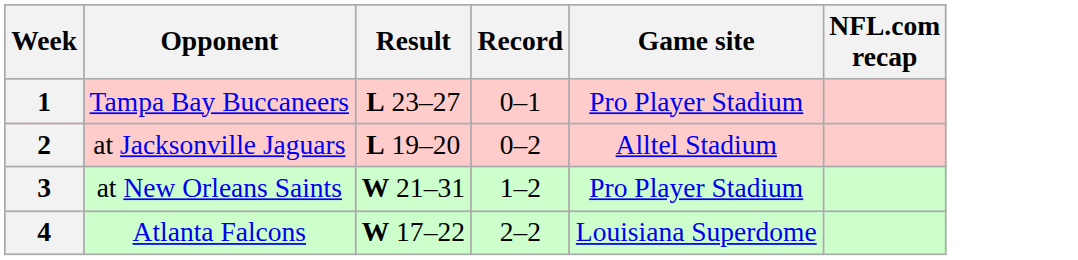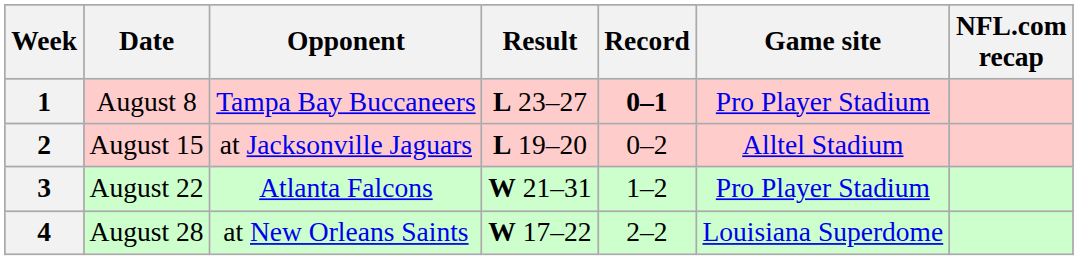+ column: (147, 41)
(520, 100) normal -> (647, 100) bold
(219, 188) at New Orleans Saints -> (346, 188) Atlanta Falcons
(219, 231) Atlanta Falcons -> (346, 231) at New Orleans Saints
